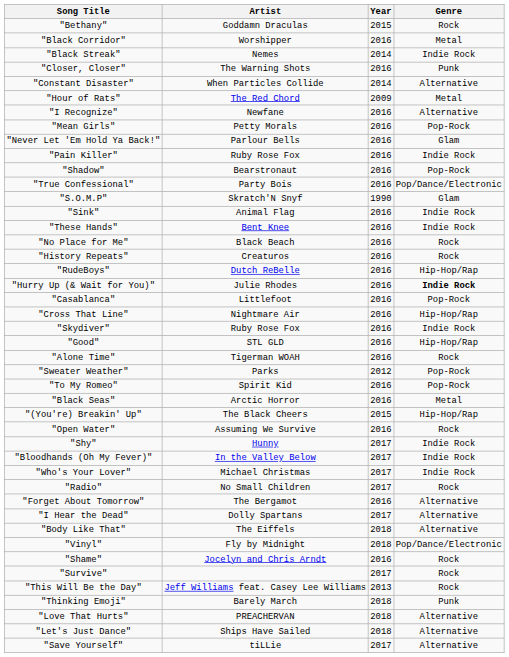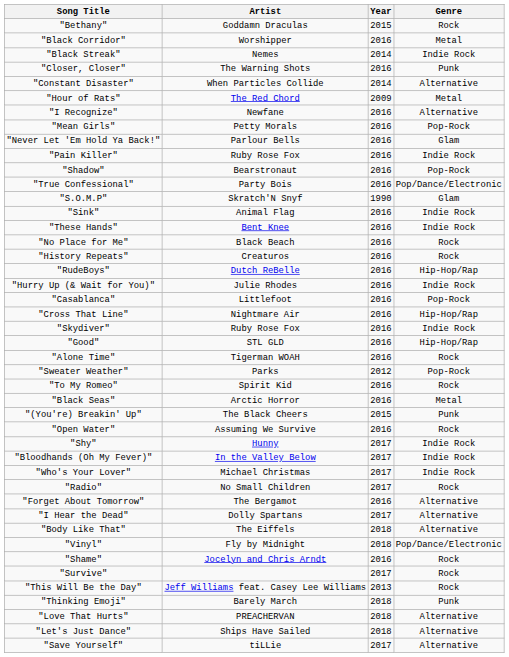(449, 285) bold -> (449, 285) normal
(449, 386) Pop-Rock -> (449, 386) Rock
(449, 415) Hip-Hop/Rap -> (449, 415) Punk
